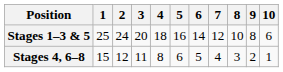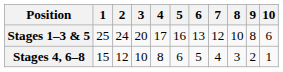(160, 35) 18 -> (160, 35) 17
(199, 35) 14 -> (199, 35) 13
(141, 56) 11 -> (141, 56) 10
